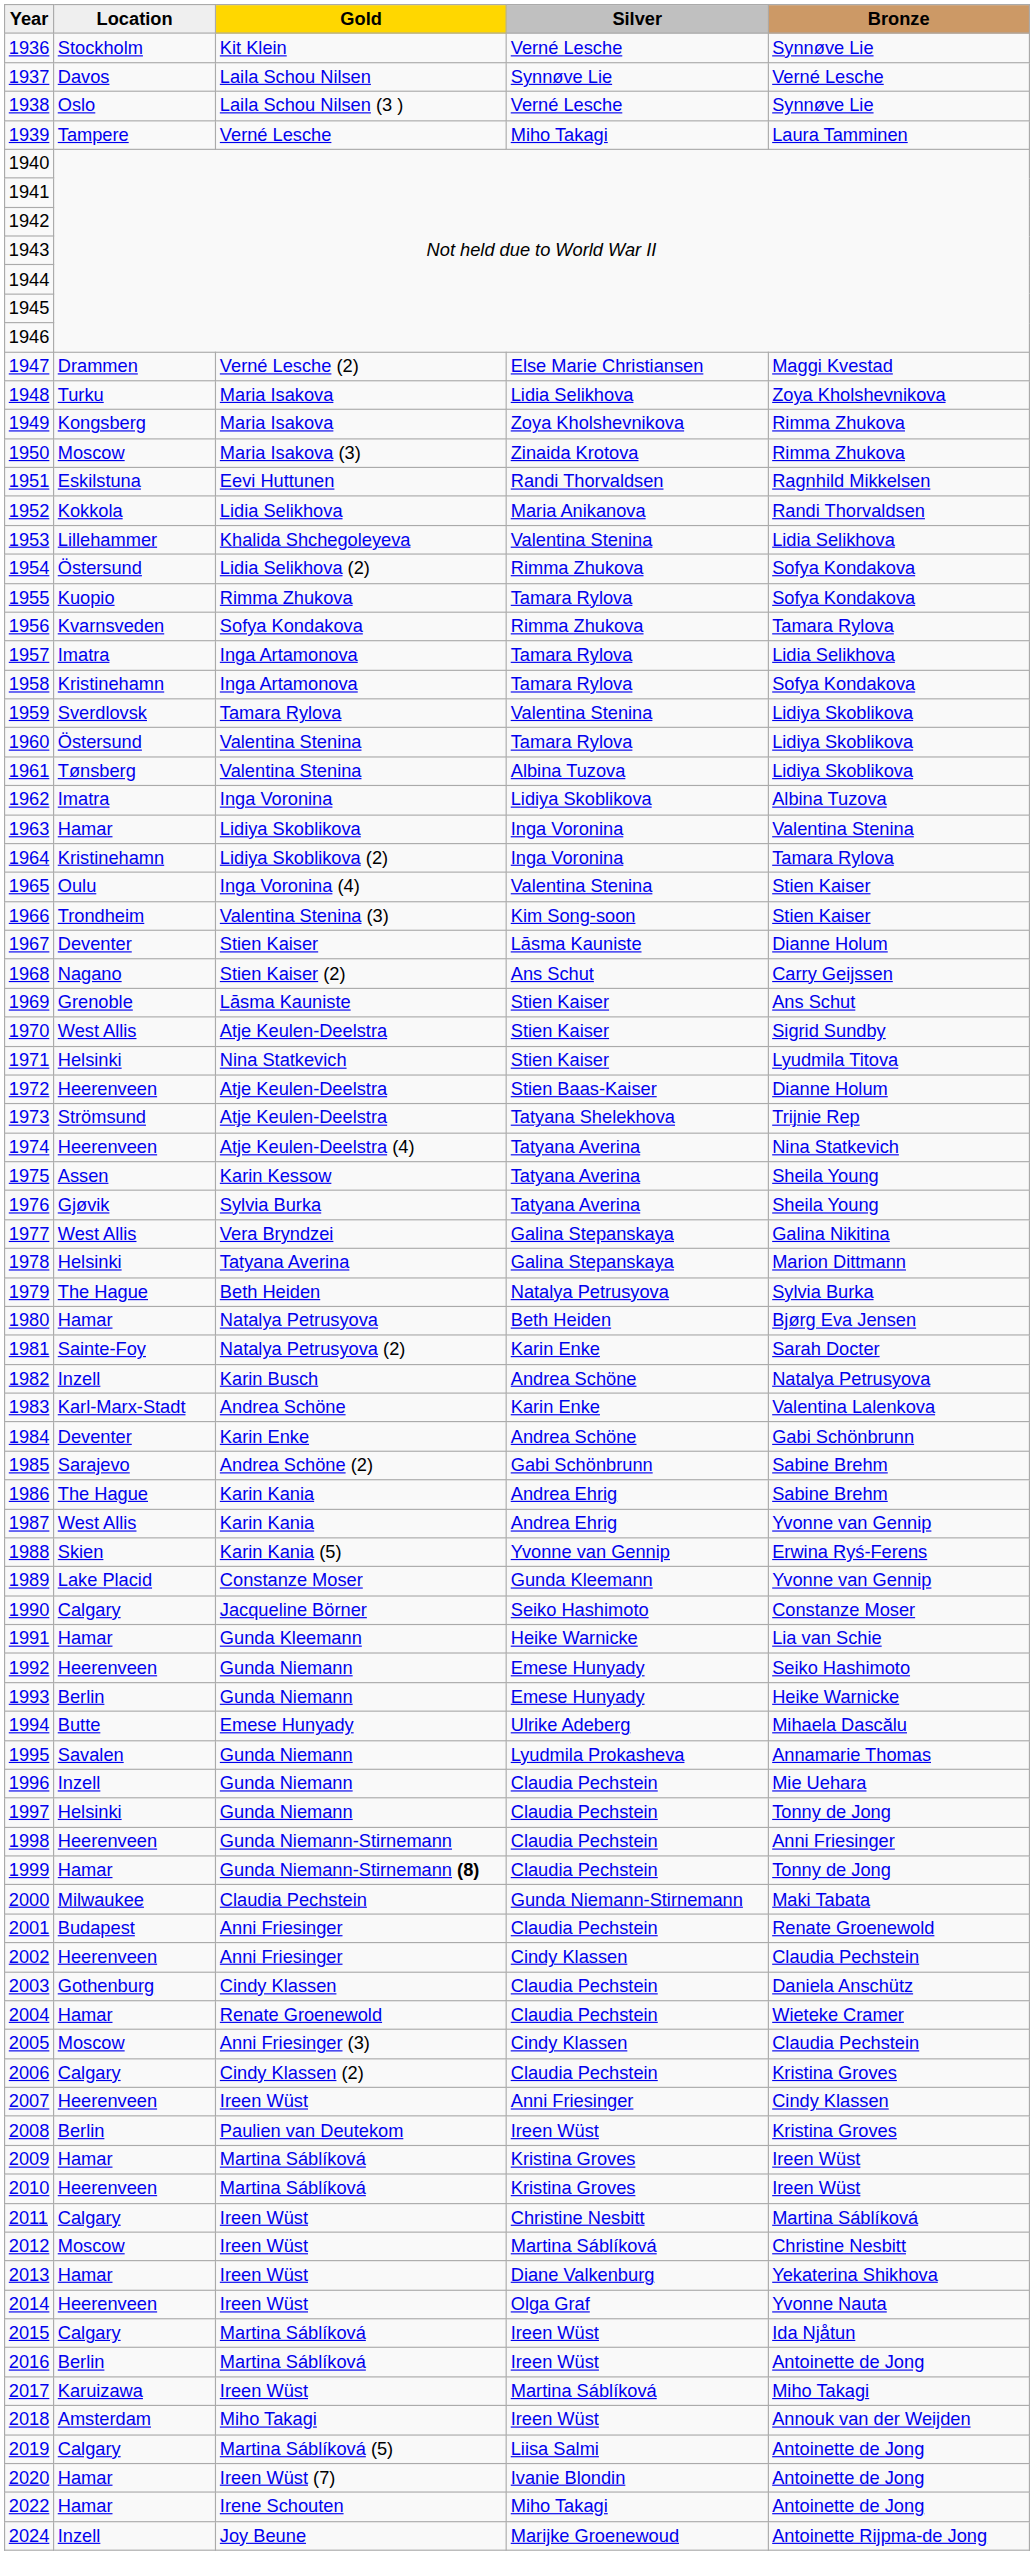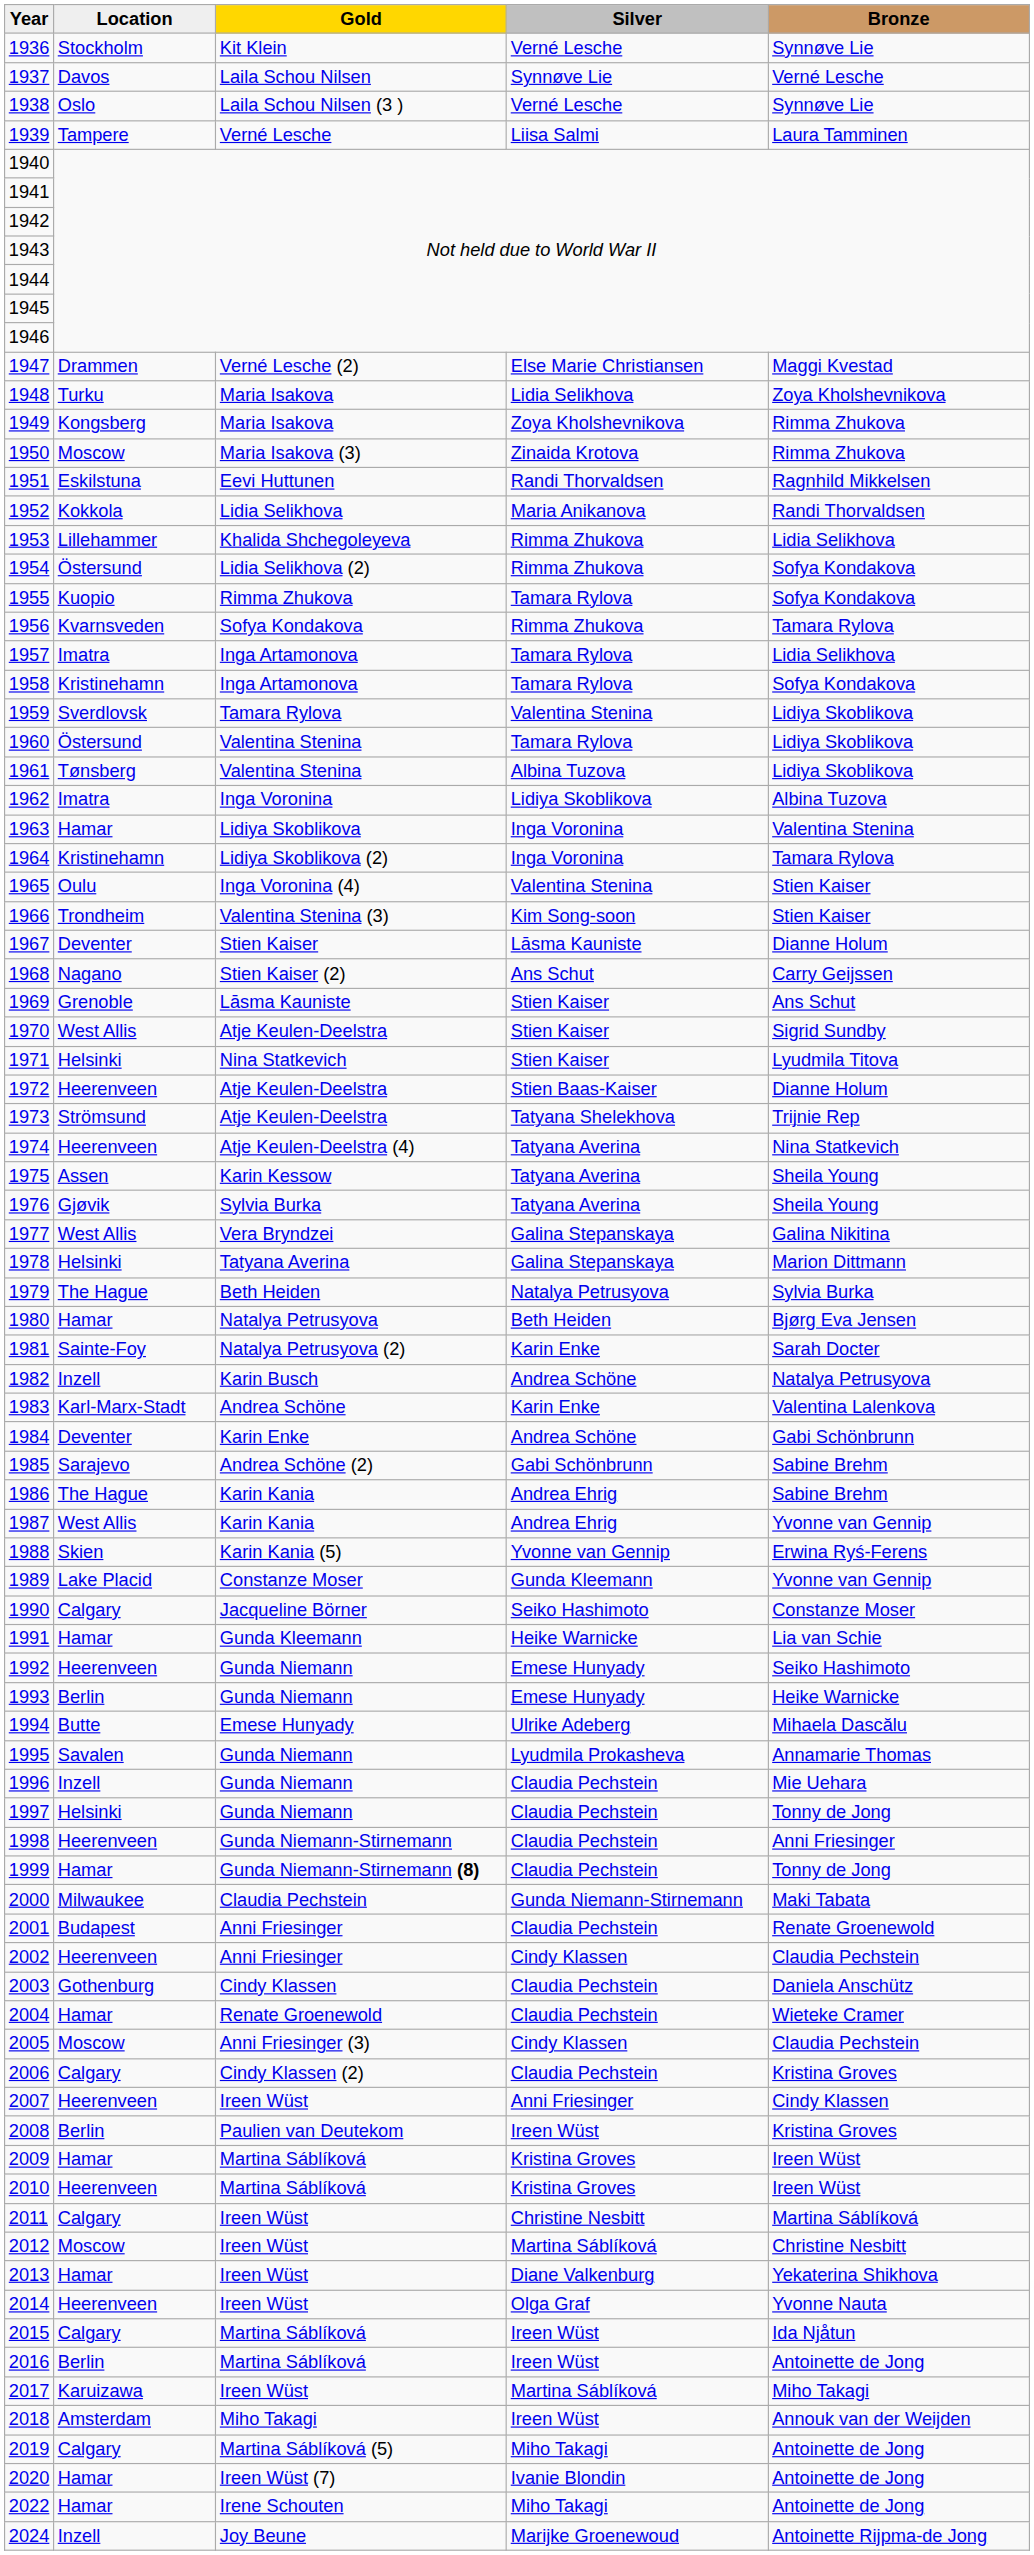(559, 134) Miho Takagi -> (555, 134) Liisa Salmi
(582, 539) Valentina Stenina -> (577, 539) Rimma Zhukova
(555, 2448) Liisa Salmi -> (559, 2448) Miho Takagi
